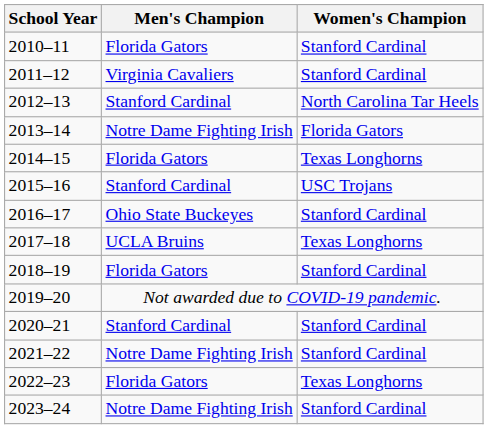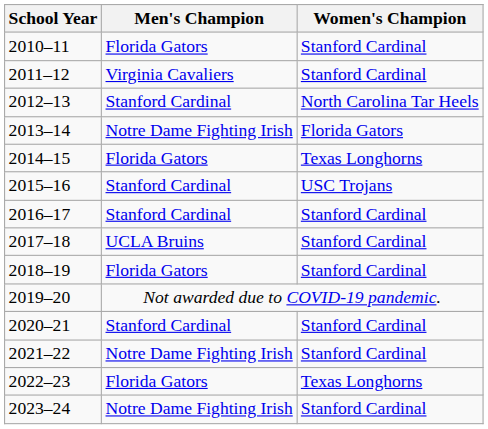(179, 213) Ohio State Buckeyes -> (168, 213) Stanford Cardinal
(362, 241) Texas Longhorns -> (364, 241) Stanford Cardinal
